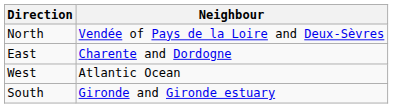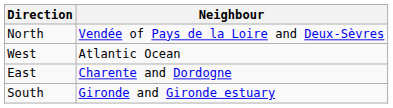rows swapped: (22, 54) <-> (22, 73)
